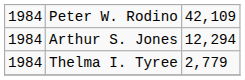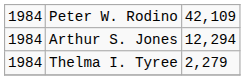(206, 63) 2,779 -> (206, 63) 2,279
